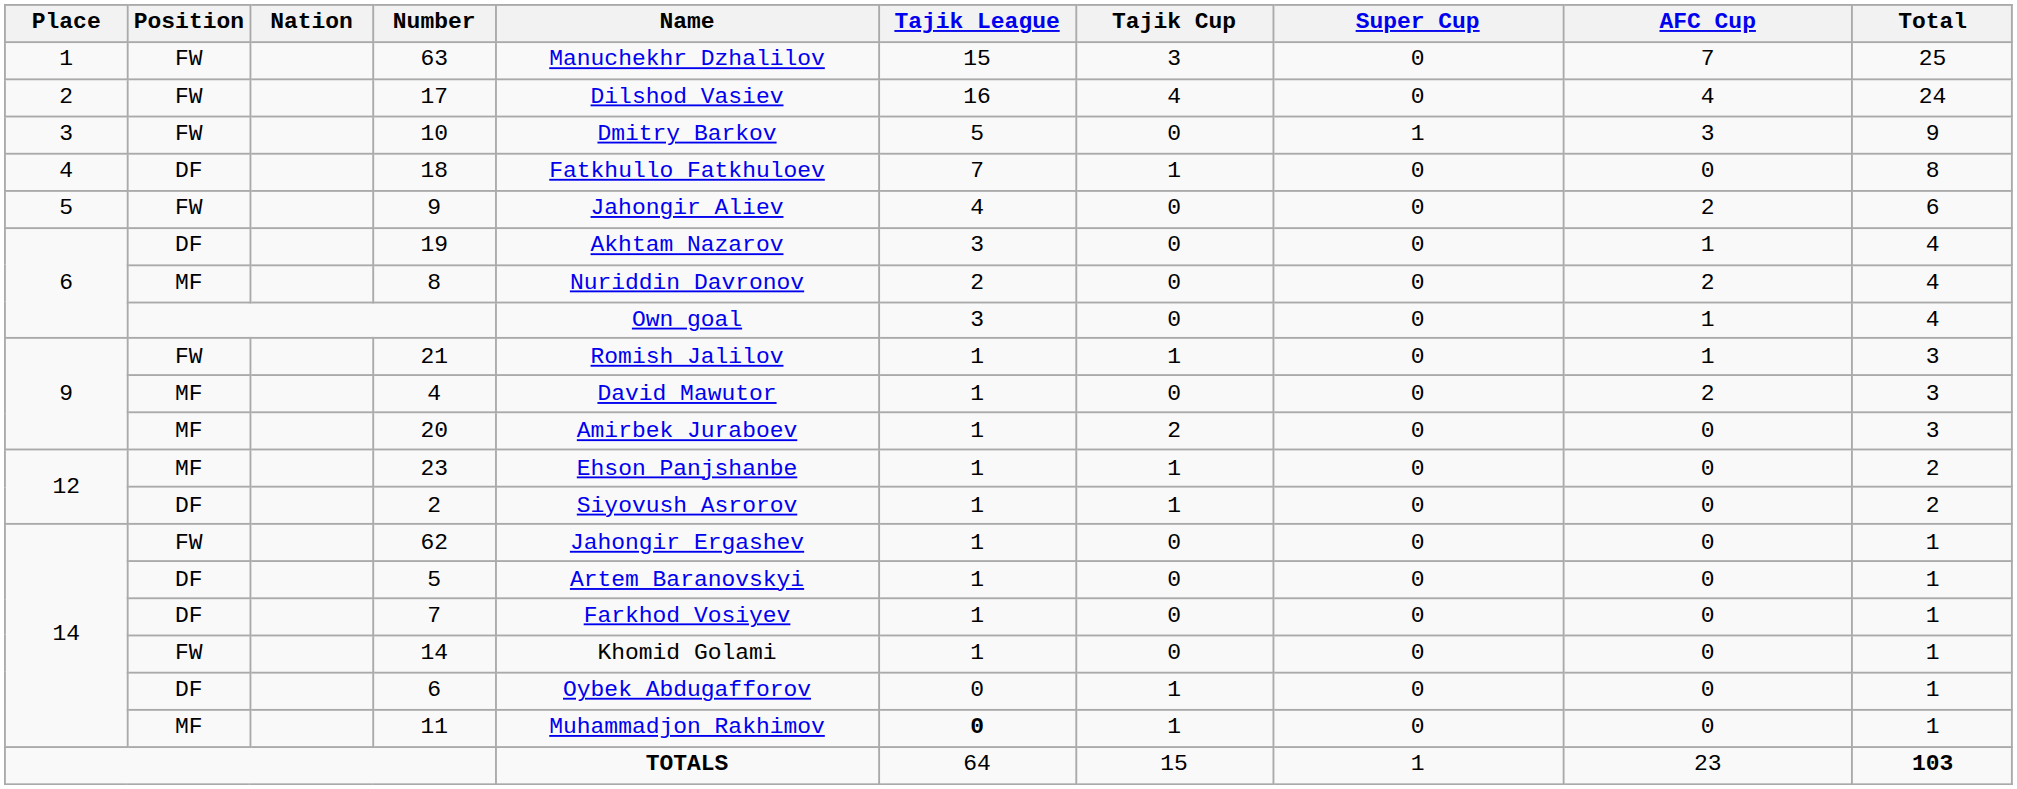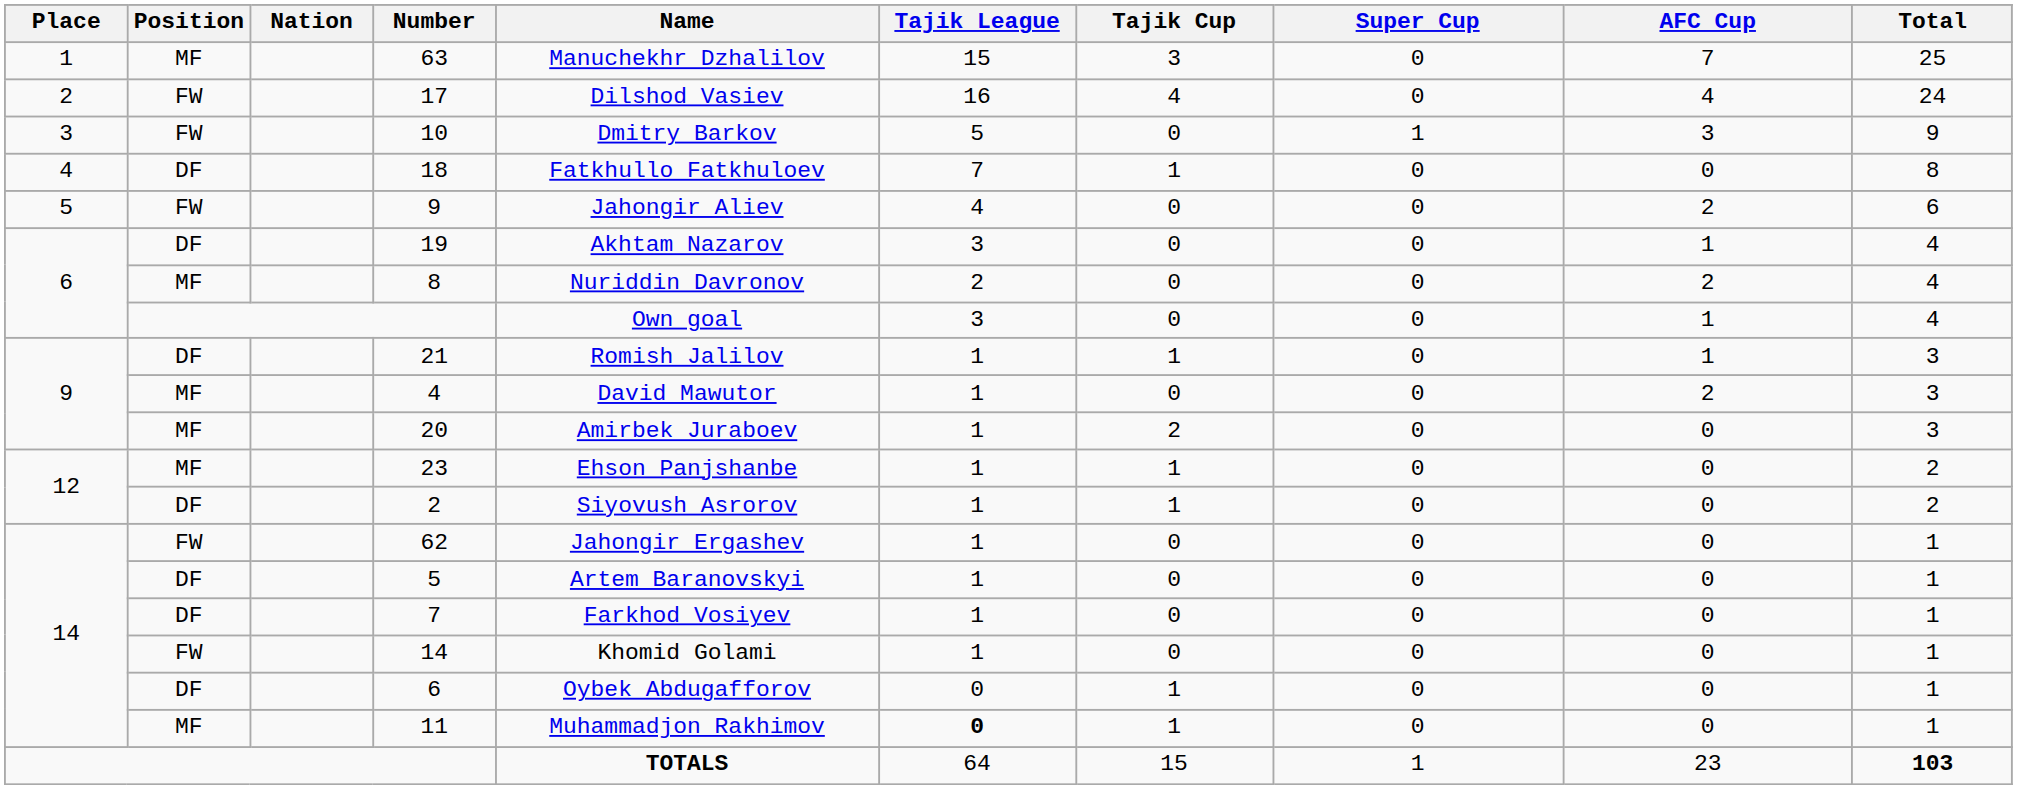(189, 61) FW -> (189, 61) MF
(189, 358) FW -> (189, 358) DF
